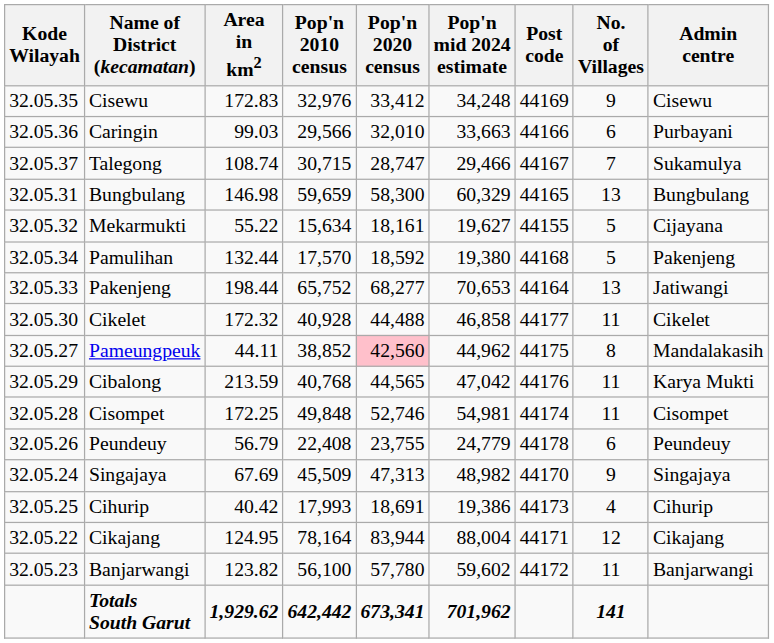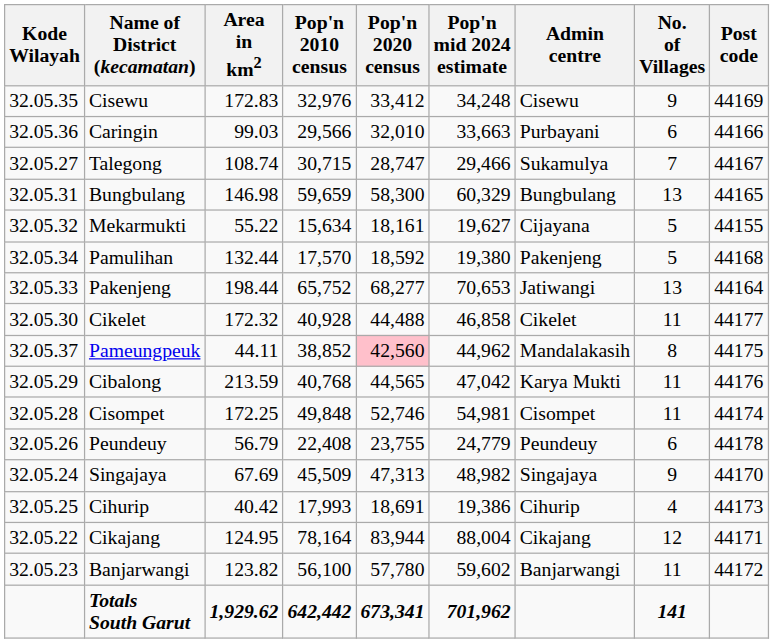columns swapped: (708, 44) <-> (544, 44)
(44, 163) 32.05.37 -> (44, 163) 32.05.27
(44, 350) 32.05.27 -> (44, 350) 32.05.37
